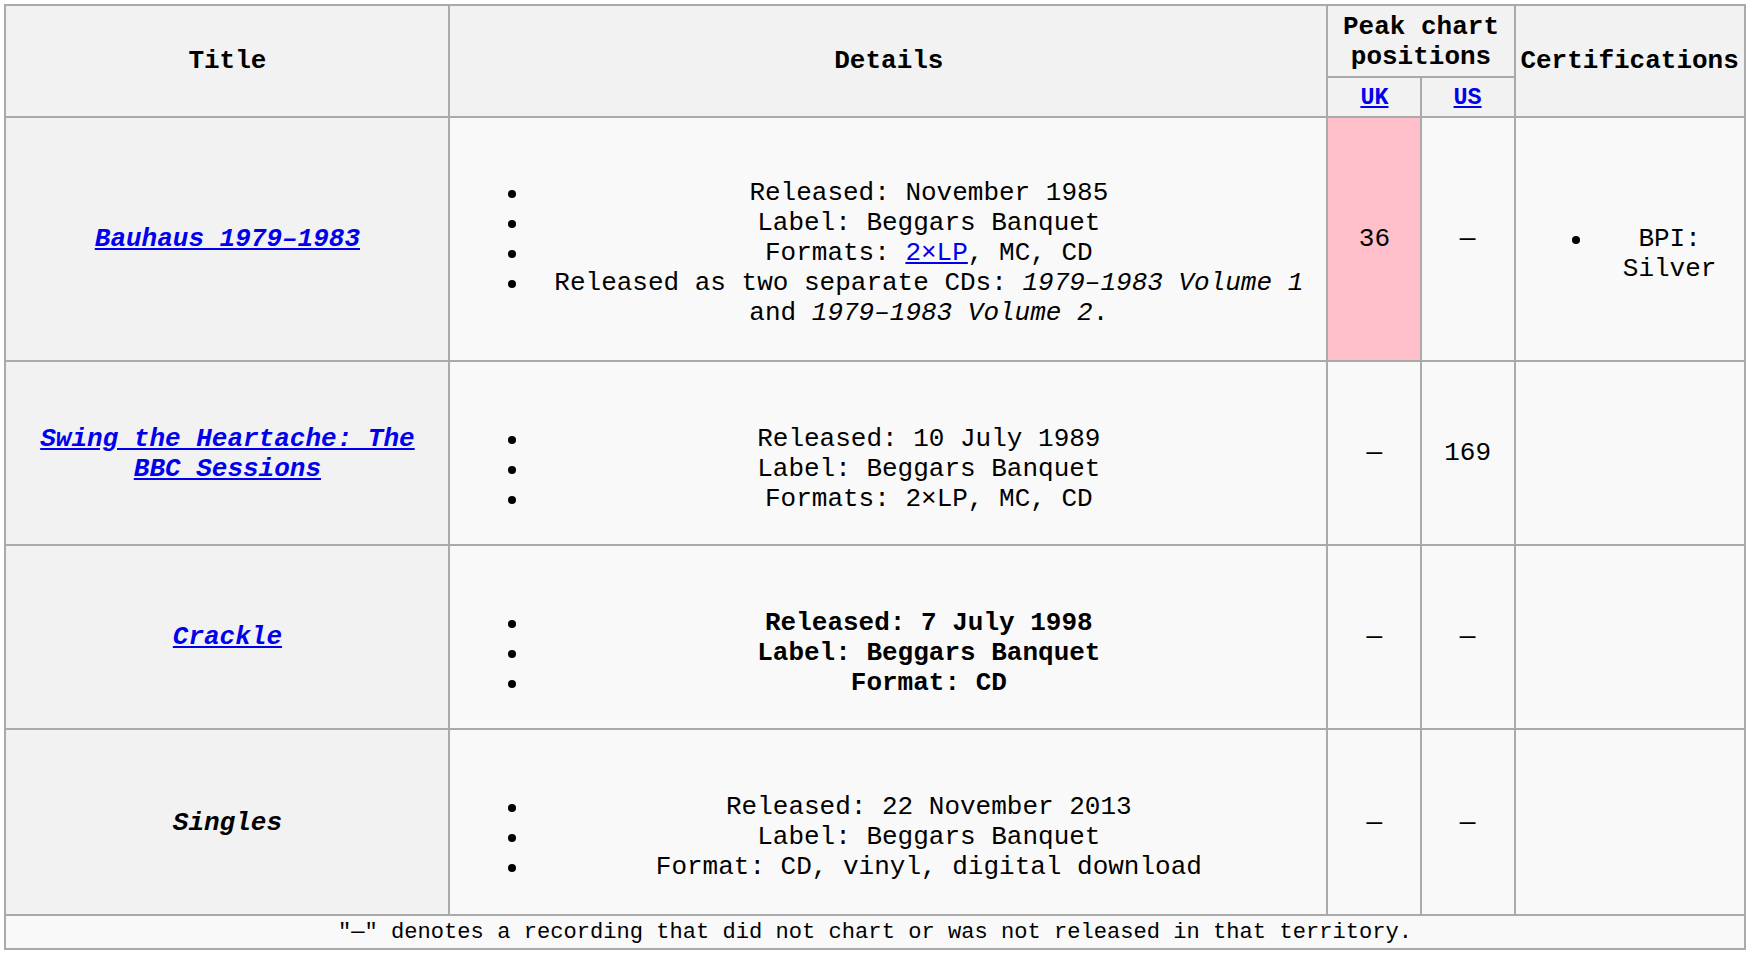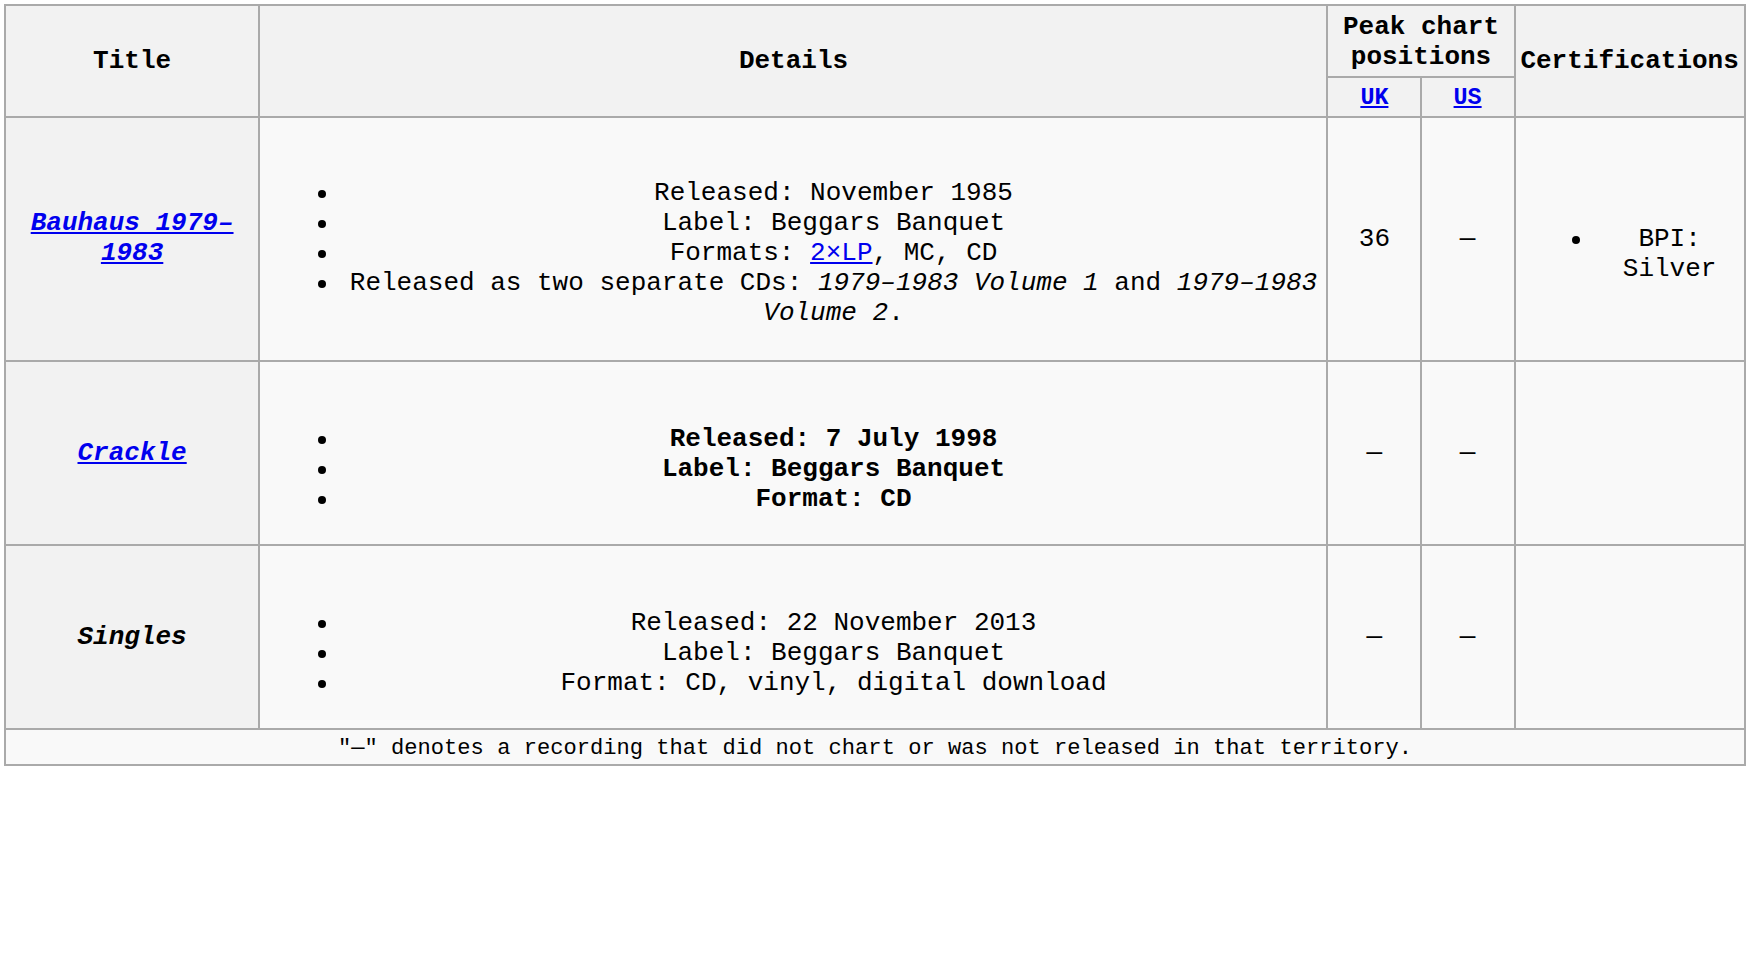(1374, 239) pink background -> (1374, 239) no background
- row: (227, 453)
